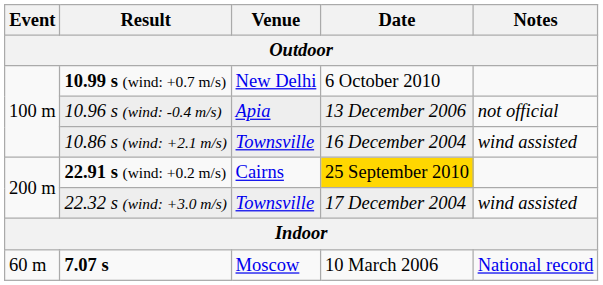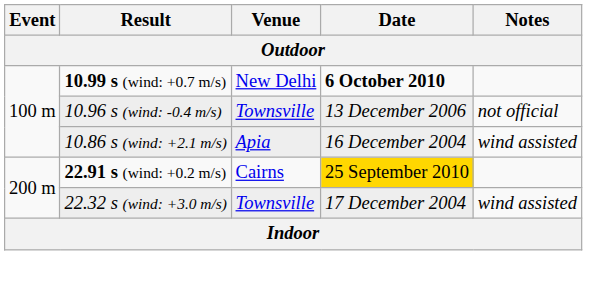(383, 81) normal -> (385, 81) bold
(253, 111) Apia -> (275, 111) Townsville
(275, 142) Townsville -> (253, 142) Apia
- row: (87, 264)
